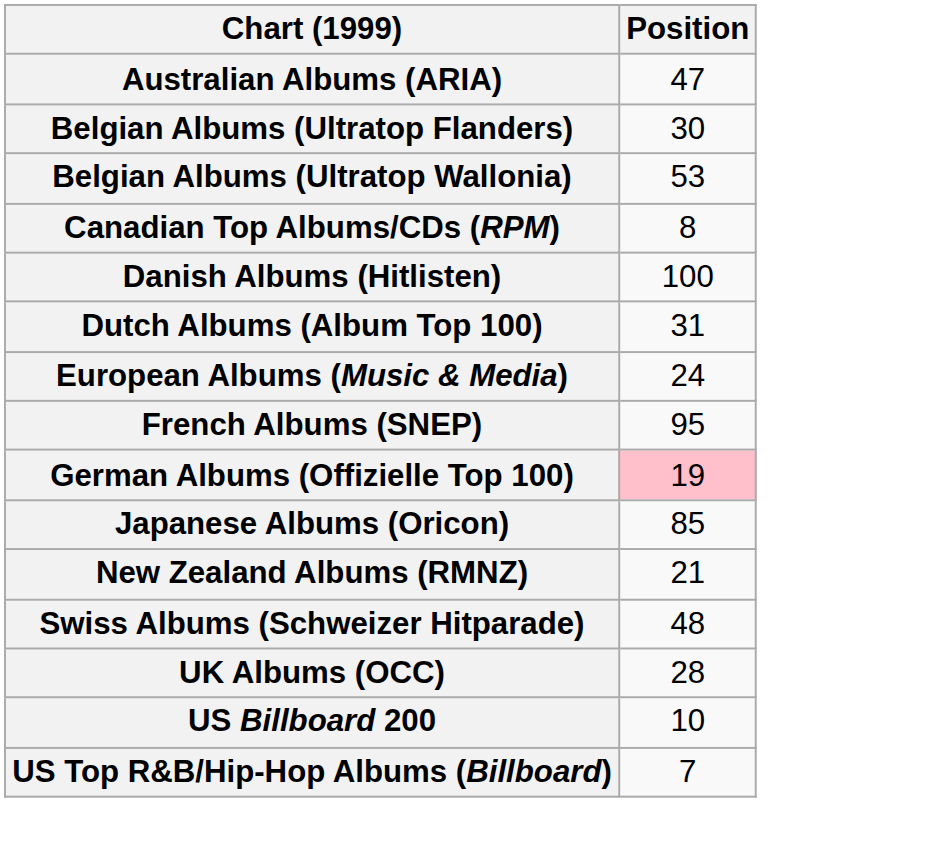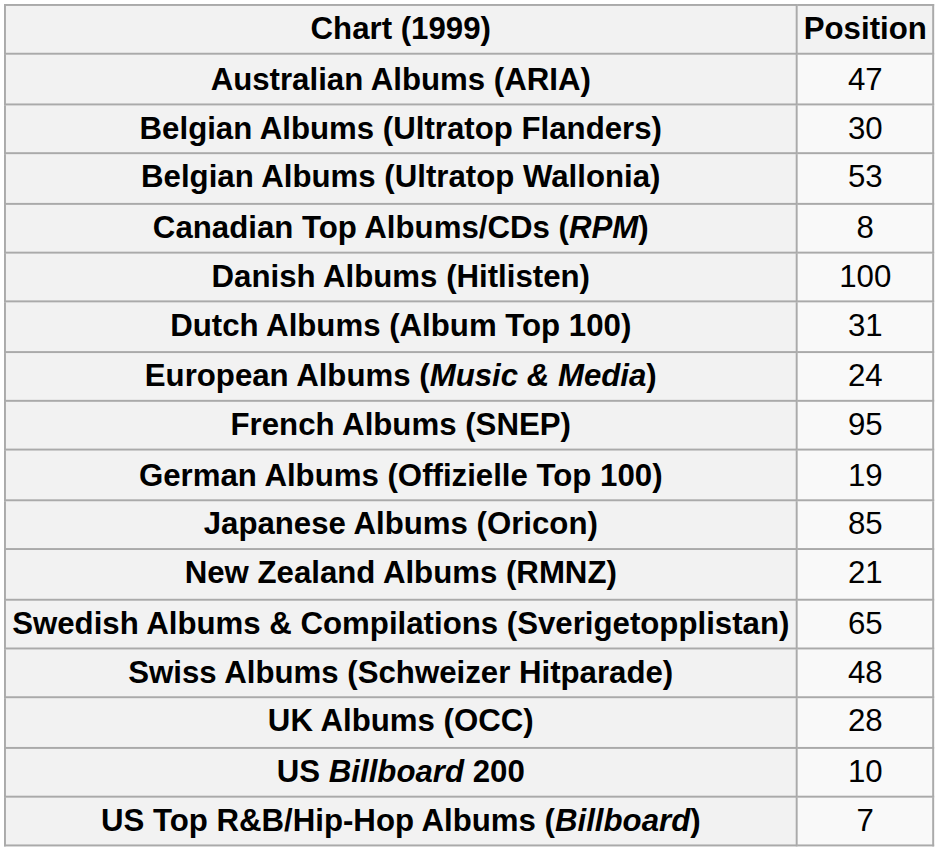(688, 474) pink background -> (865, 474) no background
+ row: (401, 623)
